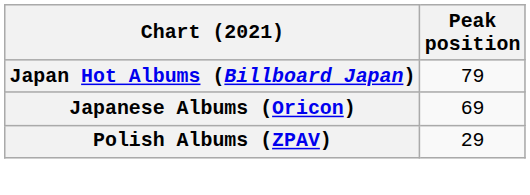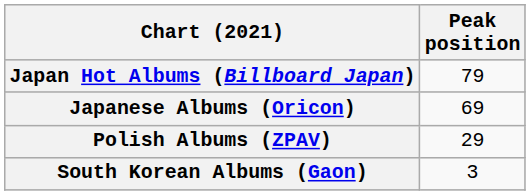+ row: (212, 174)
